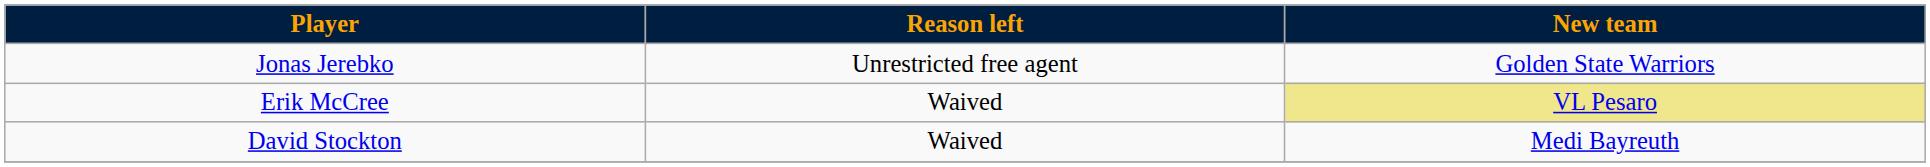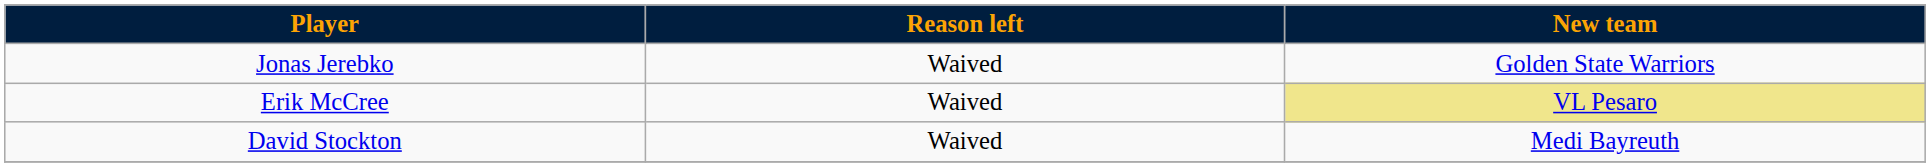(965, 63) Unrestricted free agent -> (965, 63) Waived
